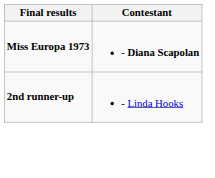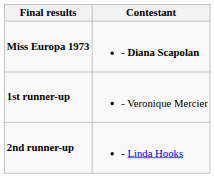+ row: (38, 97)
